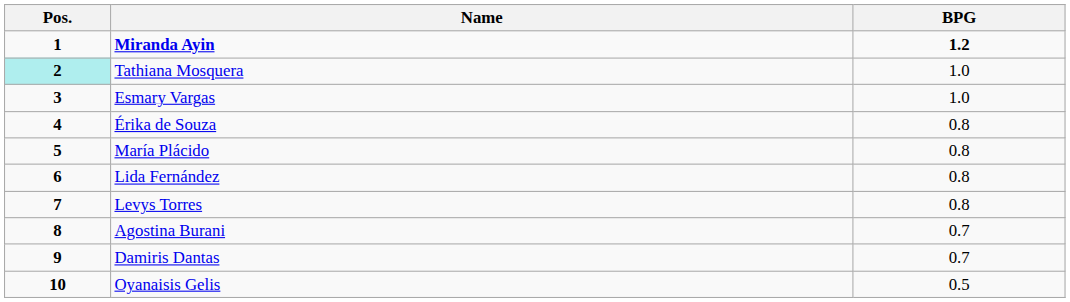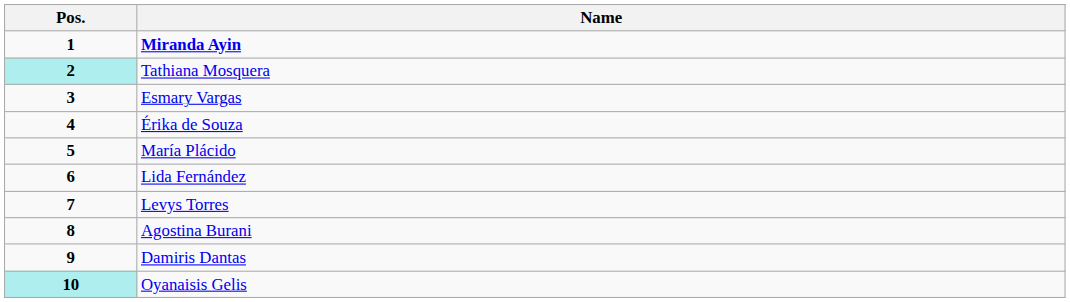- column: (959, 17)
(58, 284) no background -> (71, 284) paleturquoise background
